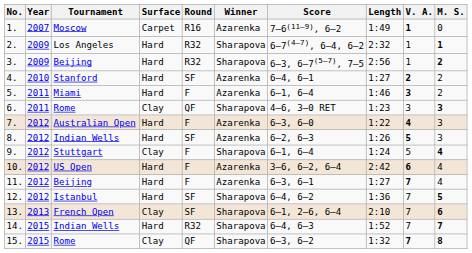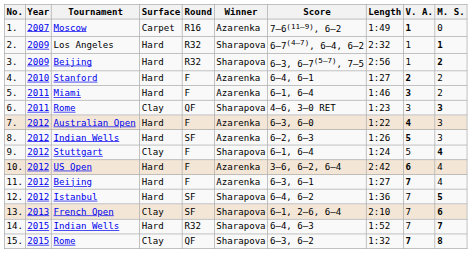(190, 78) SF -> (187, 78) F
